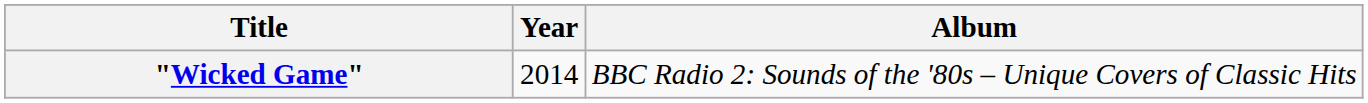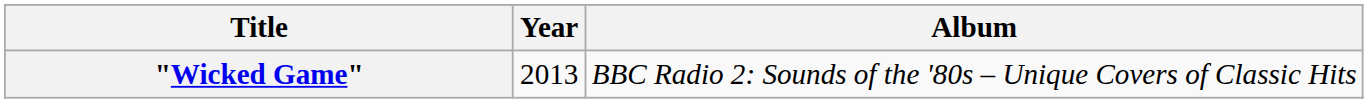(549, 73) 2014 -> (549, 73) 2013
